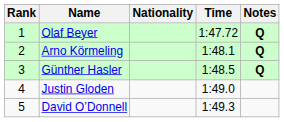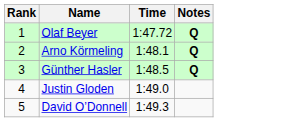- column: (163, 13)
